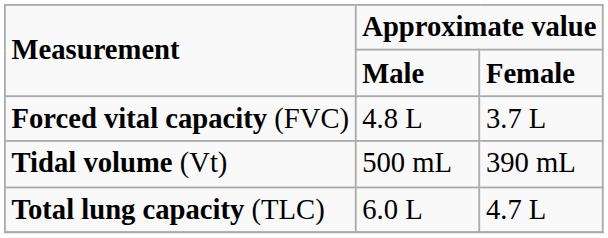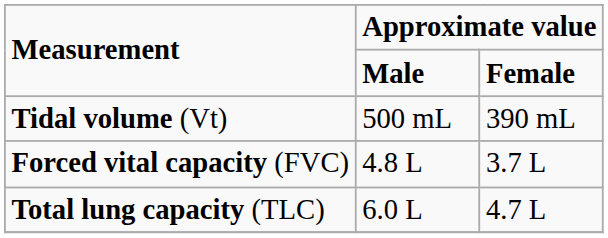rows swapped: (180, 118) <-> (119, 163)
